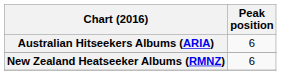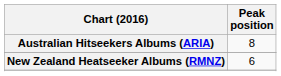(252, 43) 6 -> (252, 43) 8
